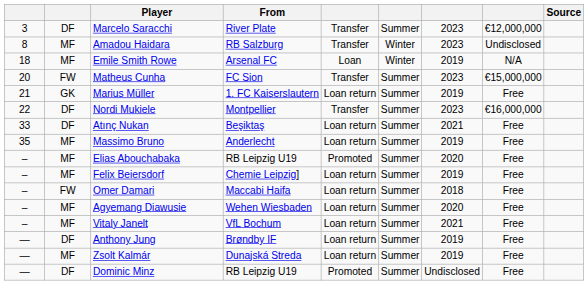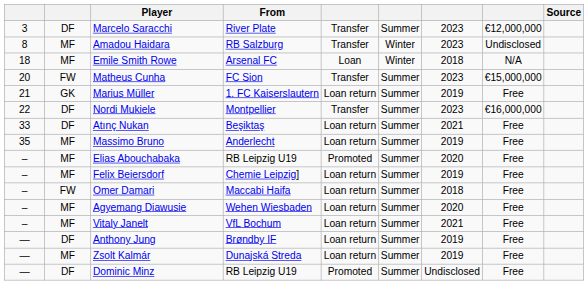(452, 61) 2019 -> (452, 61) 2018
